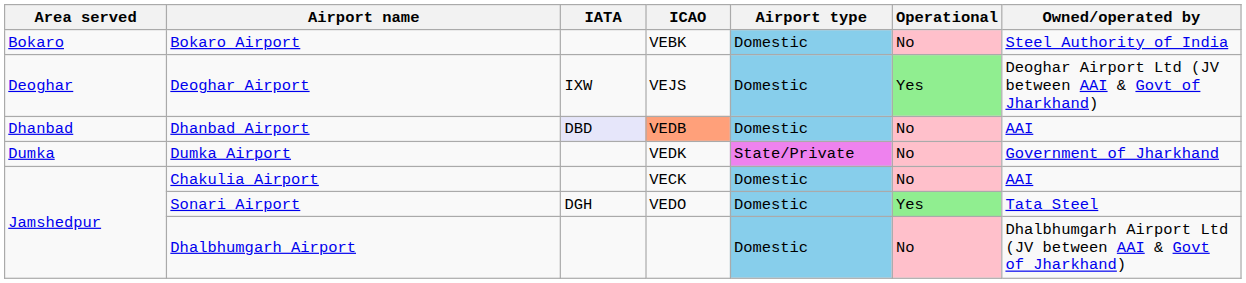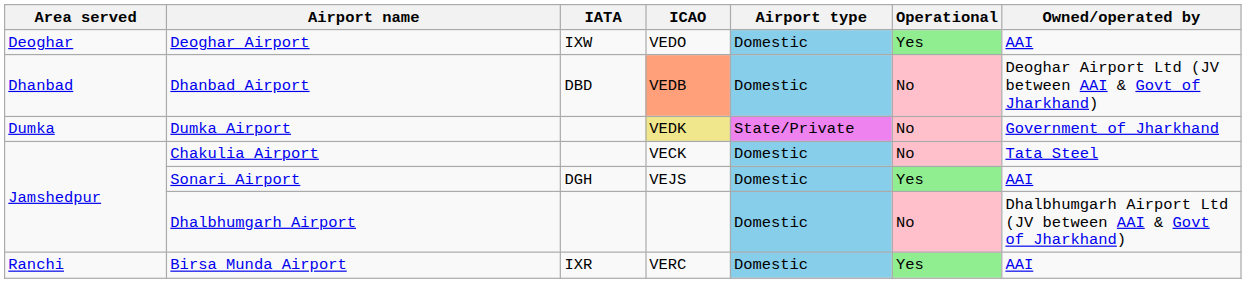- row: (235, 42)
(668, 85) VEJS -> (668, 42) VEDO
(1112, 85) Deoghar Airport Ltd (JV between AAI & Govt of Jharkhand) -> (1019, 42) AAI
(578, 129) lavender background -> (578, 85) no background
(1019, 129) AAI -> (1112, 85) Deoghar Airport Ltd (JV between AAI & Govt of Jharkhand)
(668, 154) no background -> (668, 129) khaki background
(1019, 179) AAI -> (1052, 154) Tata Steel
(668, 204) VEDO -> (668, 179) VEJS
(1052, 204) Tata Steel -> (1019, 179) AAI
+ row: (259, 265)
